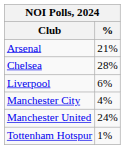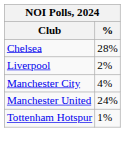- row: (24, 48)
(105, 83) 6% -> (105, 65) 2%
